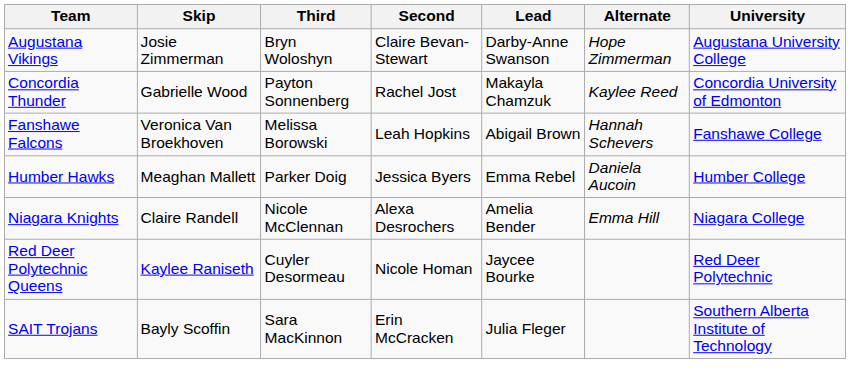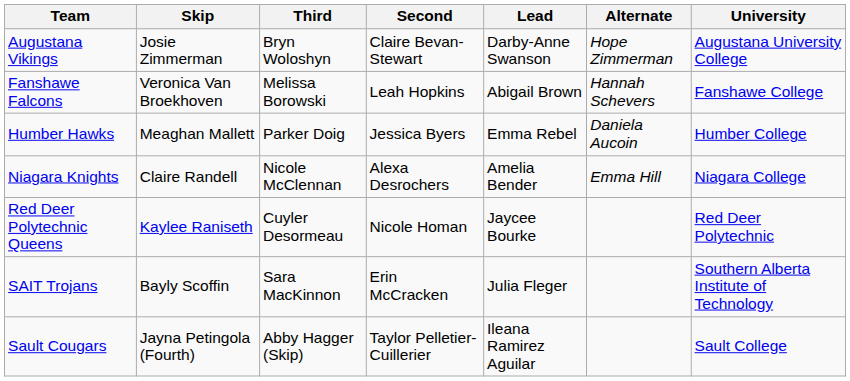- row: (43, 92)
+ row: (57, 346)
